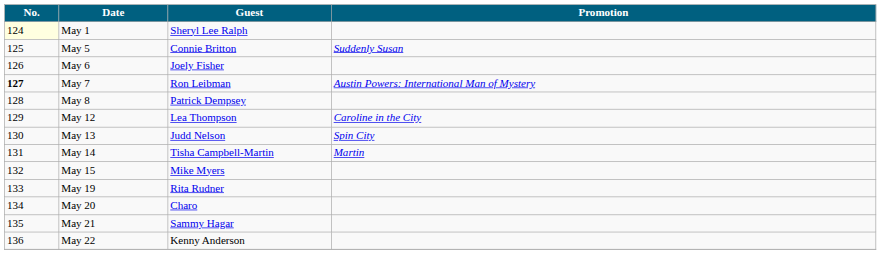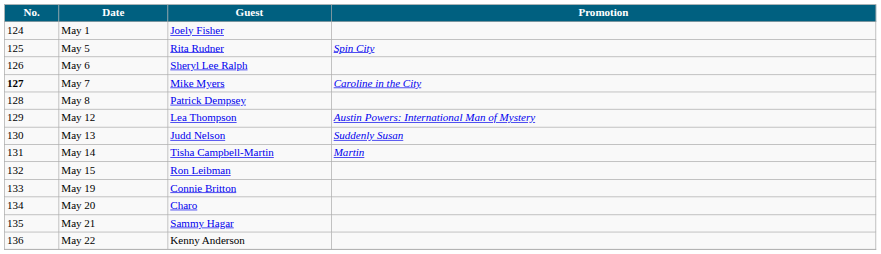(15, 30) lightyellow background -> (15, 30) no background
(209, 30) Sheryl Lee Ralph -> (197, 30) Joely Fisher
(203, 48) Connie Britton -> (197, 48) Rita Rudner
(368, 48) Suddenly Susan -> (354, 48) Spin City
(197, 65) Joely Fisher -> (209, 65) Sheryl Lee Ralph
(200, 83) Ron Leibman -> (197, 83) Mike Myers
(434, 83) Austin Powers: International Man of Mystery -> (377, 83) Caroline in the City
(377, 118) Caroline in the City -> (434, 118) Austin Powers: International Man of Mystery
(354, 135) Spin City -> (368, 135) Suddenly Susan
(197, 170) Mike Myers -> (200, 170) Ron Leibman
(197, 188) Rita Rudner -> (203, 188) Connie Britton
